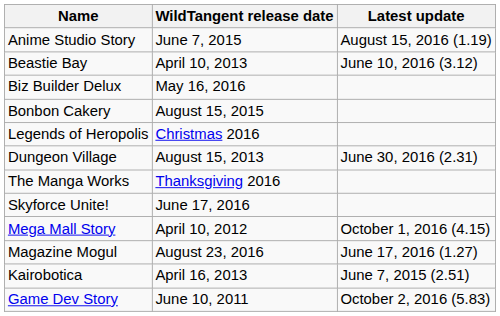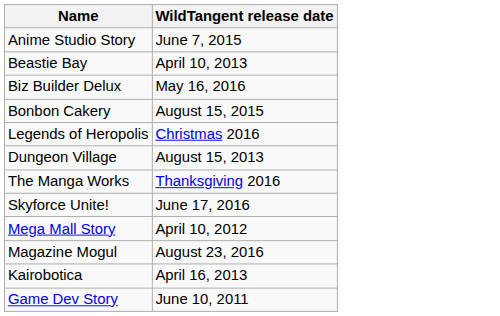- column: (416, 16)
